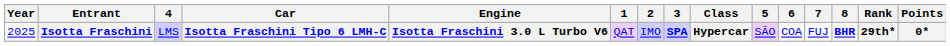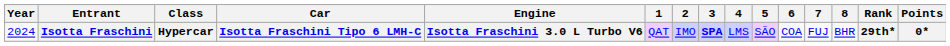columns swapped: (721, 14) <-> (168, 14)
(21, 32) 2025 -> (21, 32) 2024
(845, 32) bold -> (845, 32) normal
